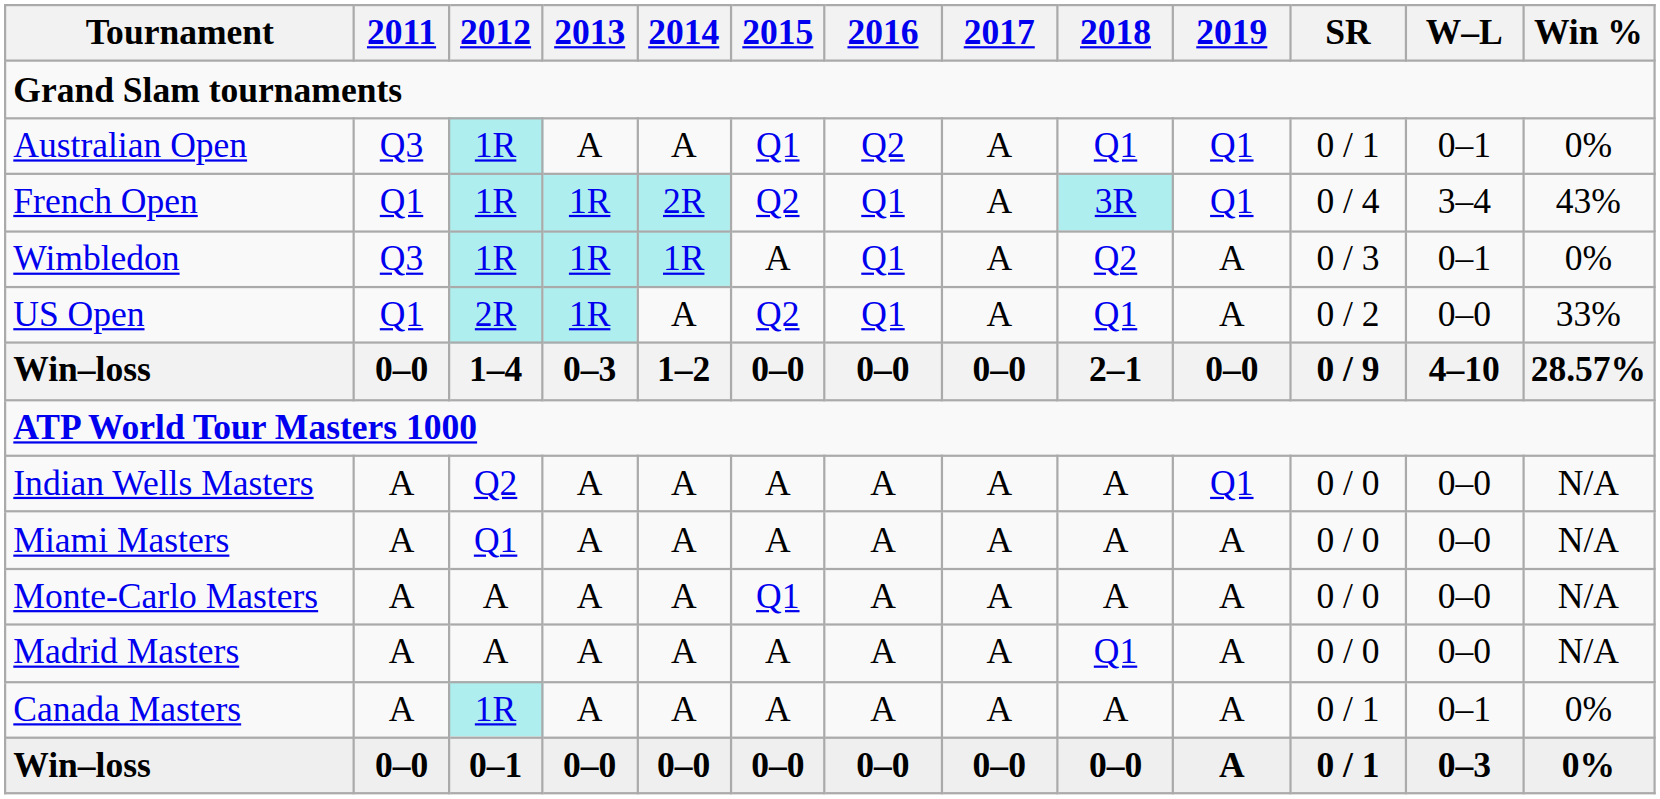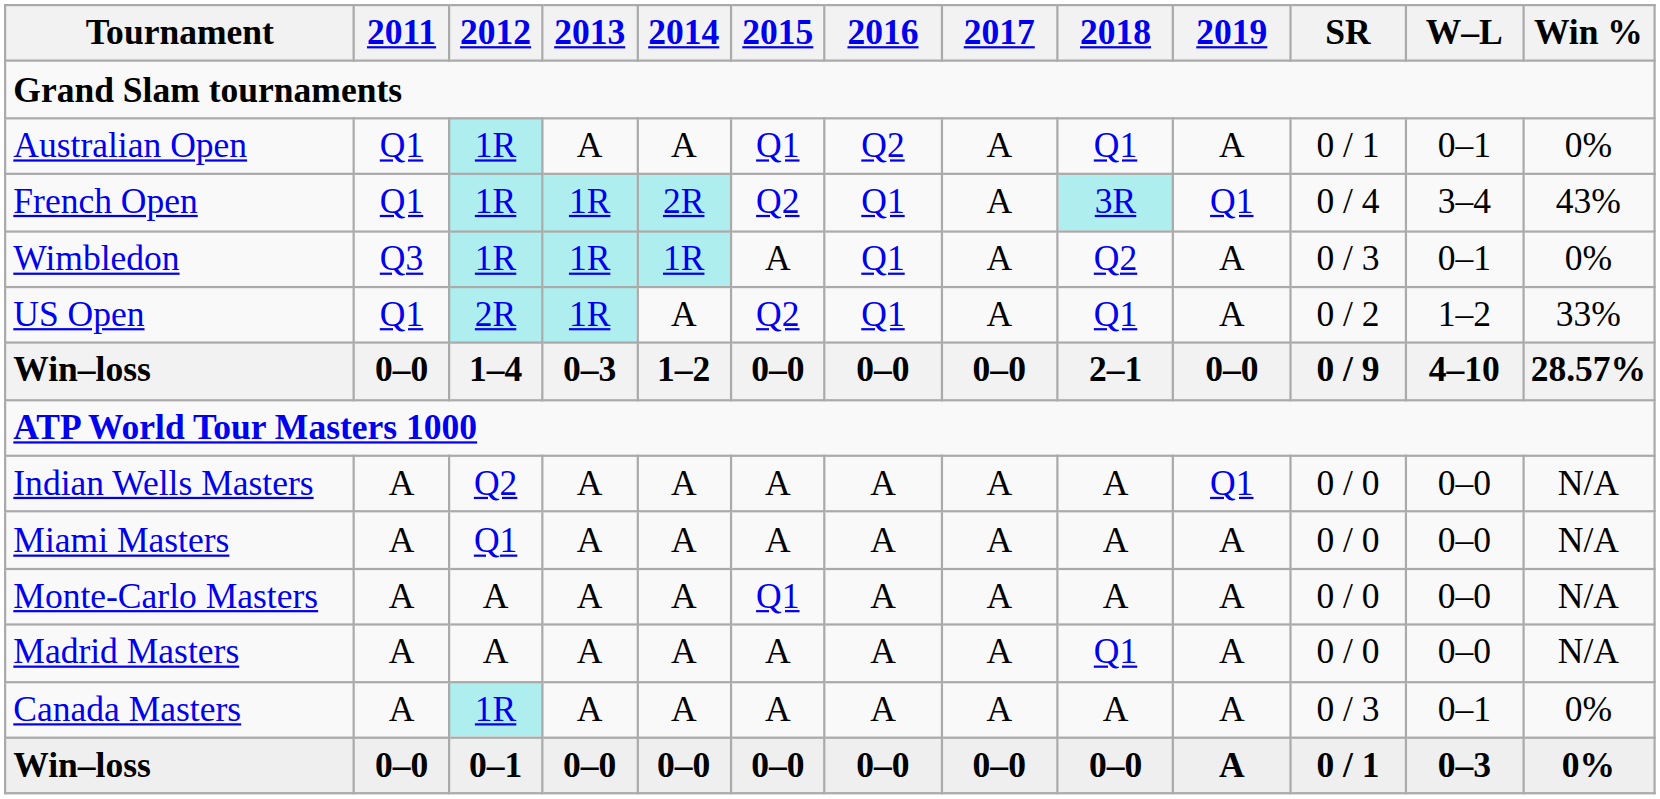(402, 145) Q3 -> (402, 145) Q1
(1232, 145) Q1 -> (1232, 145) A
(1464, 314) 0–0 -> (1464, 314) 1–2
(1348, 708) 0 / 1 -> (1348, 708) 0 / 3
